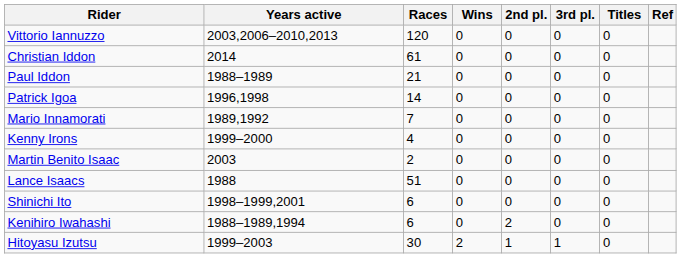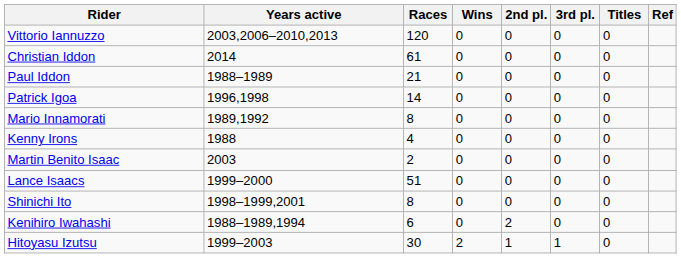(410, 118) 7 -> (410, 118) 8
(240, 139) 1999–2000 -> (222, 139) 1988
(222, 181) 1988 -> (240, 181) 1999–2000
(410, 201) 6 -> (410, 201) 8
